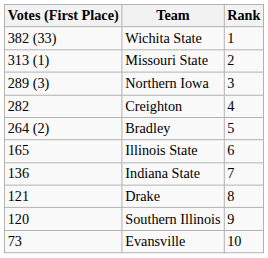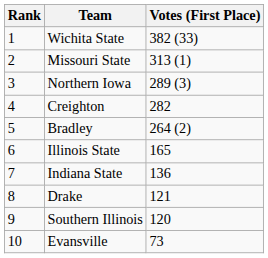columns swapped: (244, 15) <-> (63, 15)
